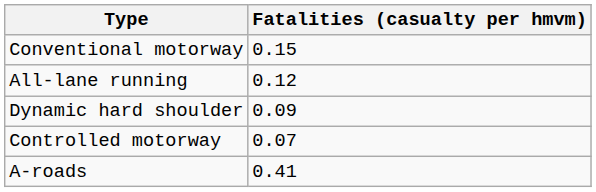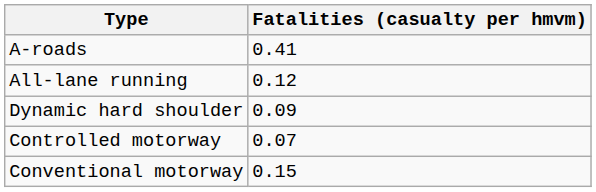rows swapped: (126, 50) <-> (48, 171)
